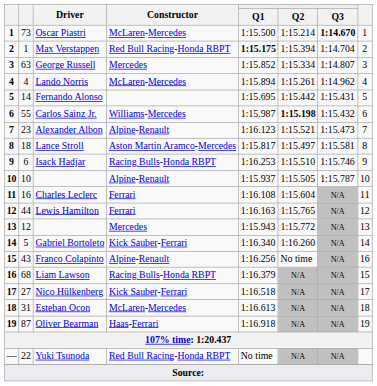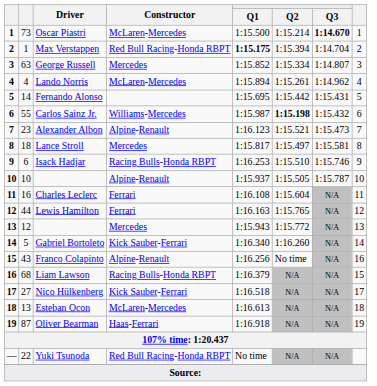(173, 146) Aston Martin Aramco-Mercedes -> (128, 146) Mercedes
(26, 307) 31 -> (26, 307) 13
